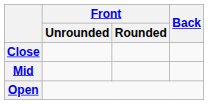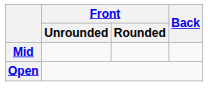- row: (23, 52)
